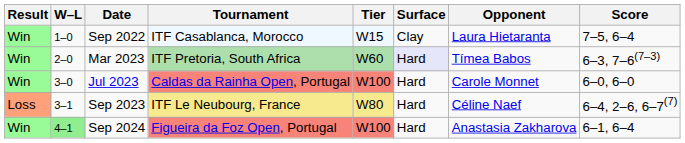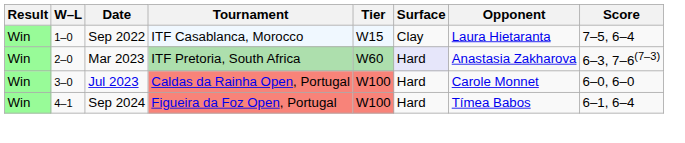(491, 58) Tímea Babos -> (514, 58) Anastasia Zakharova
- row: (117, 104)
(63, 128) lightgreen background -> (63, 103) no background
(514, 127) Anastasia Zakharova -> (491, 102) Tímea Babos
